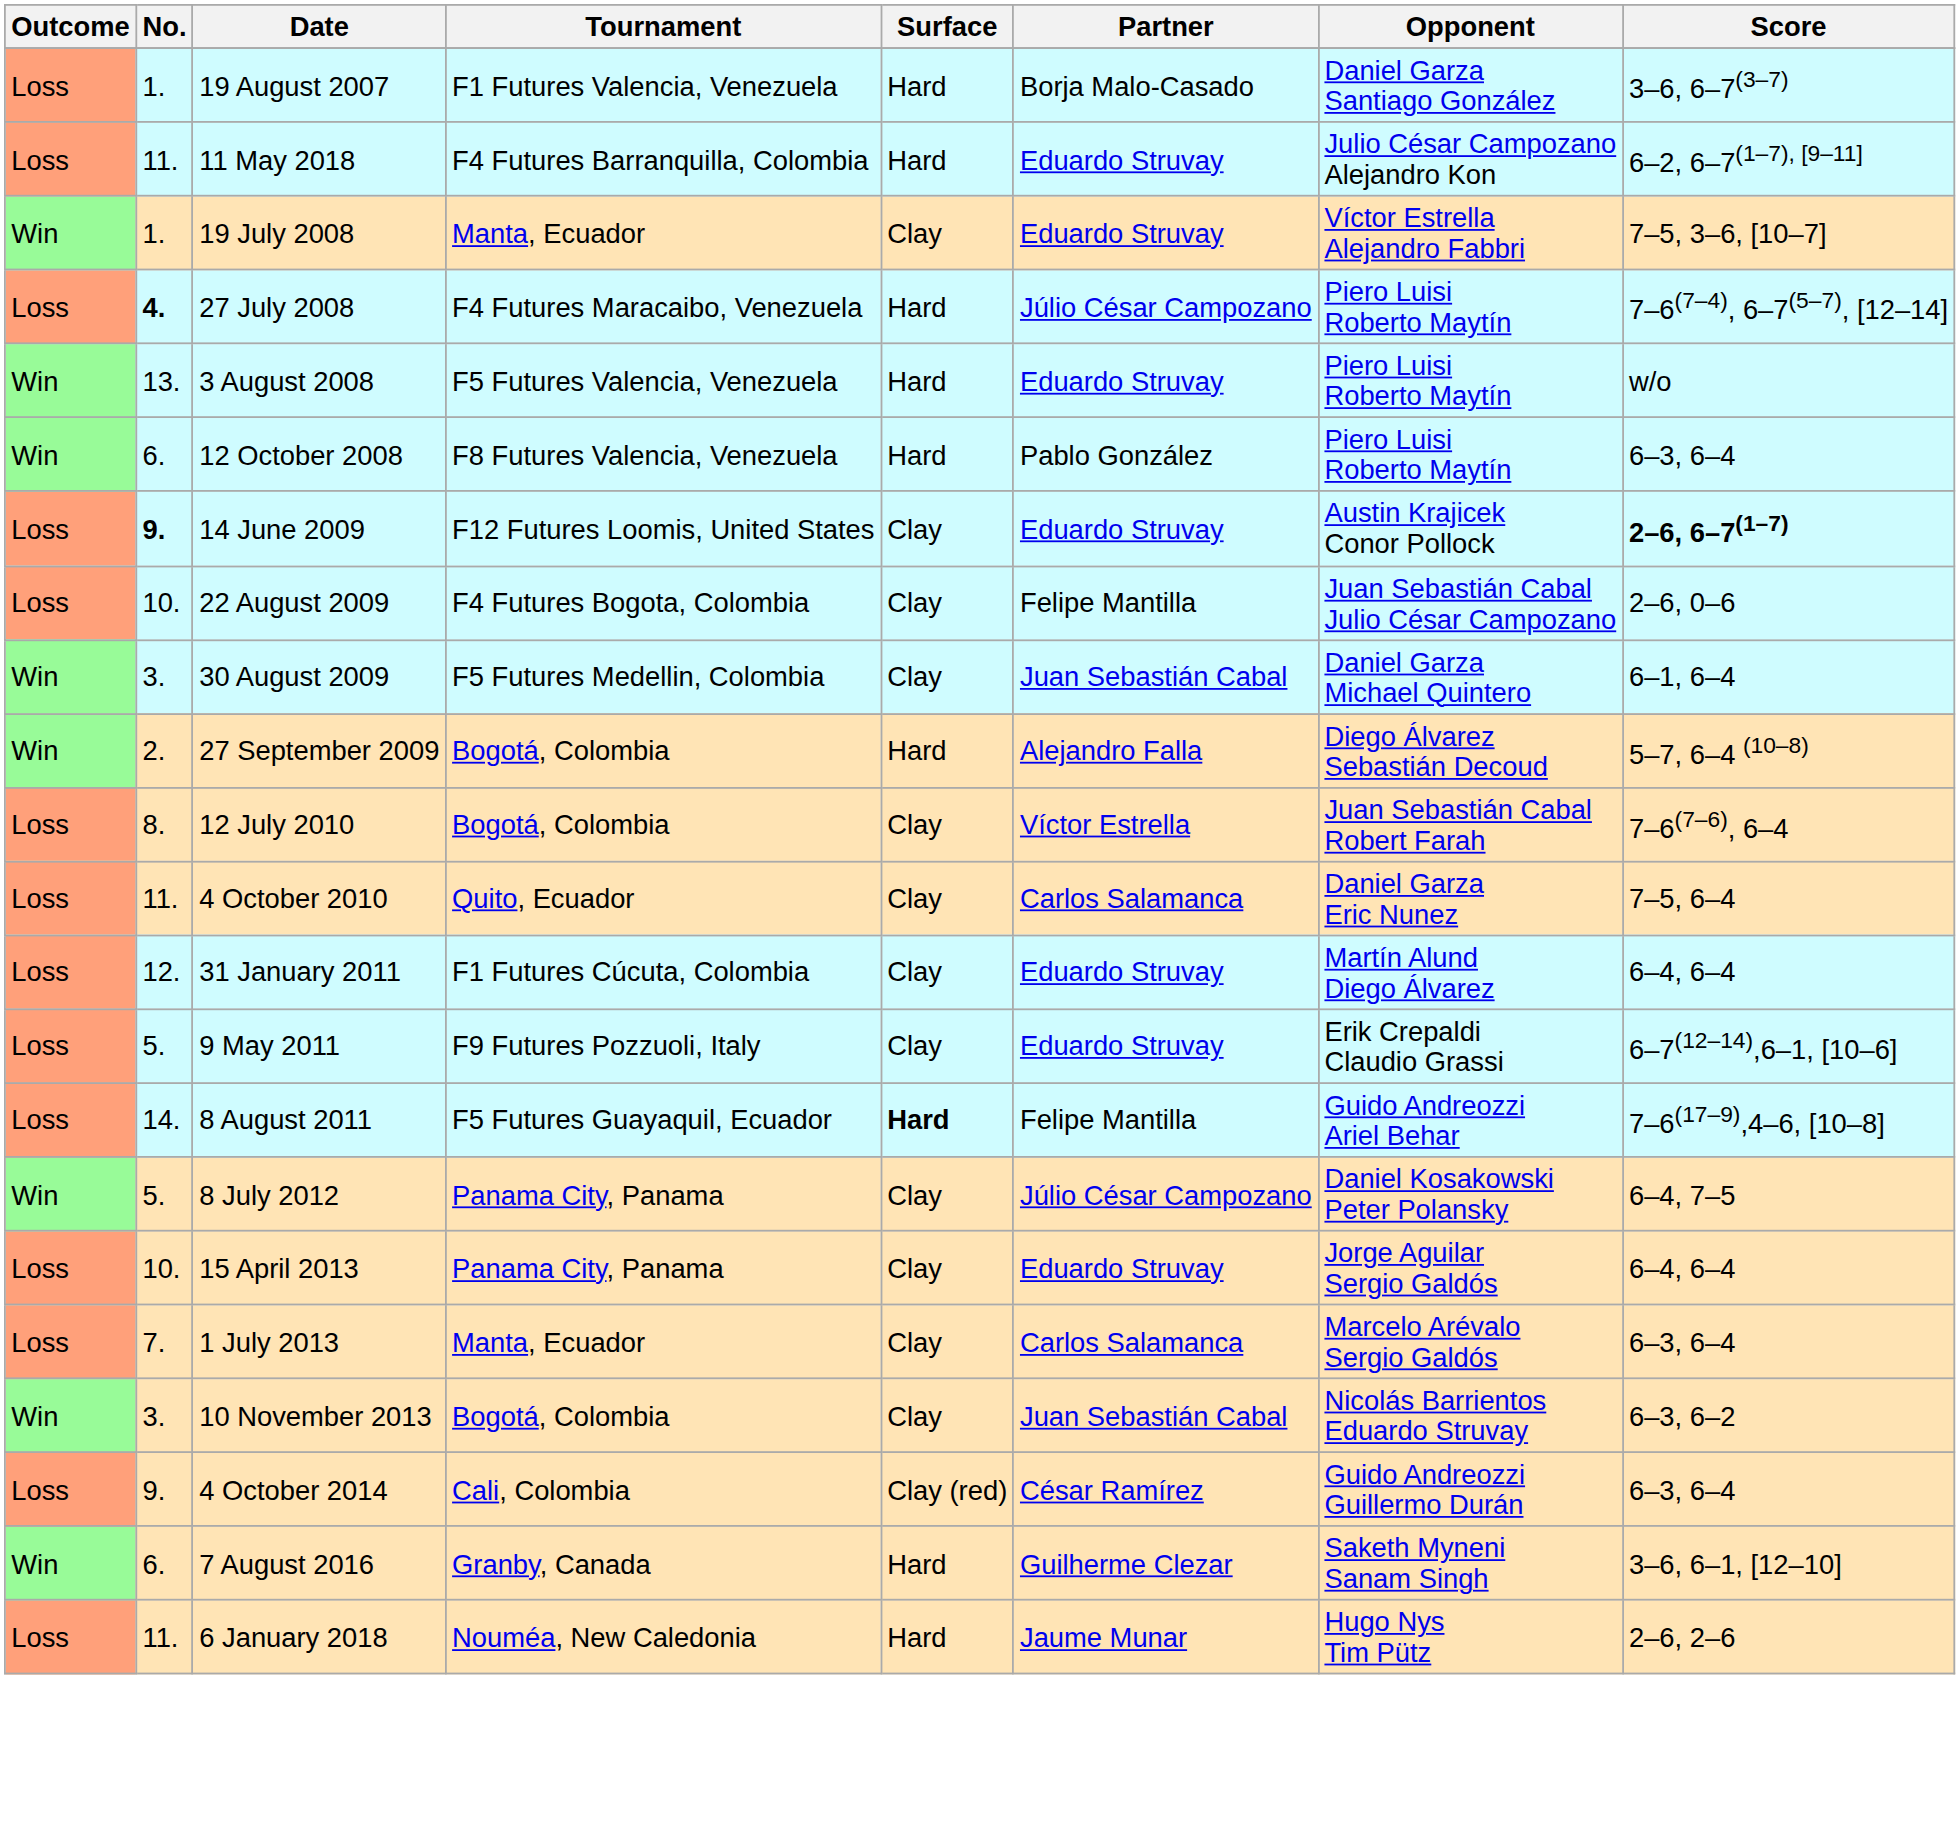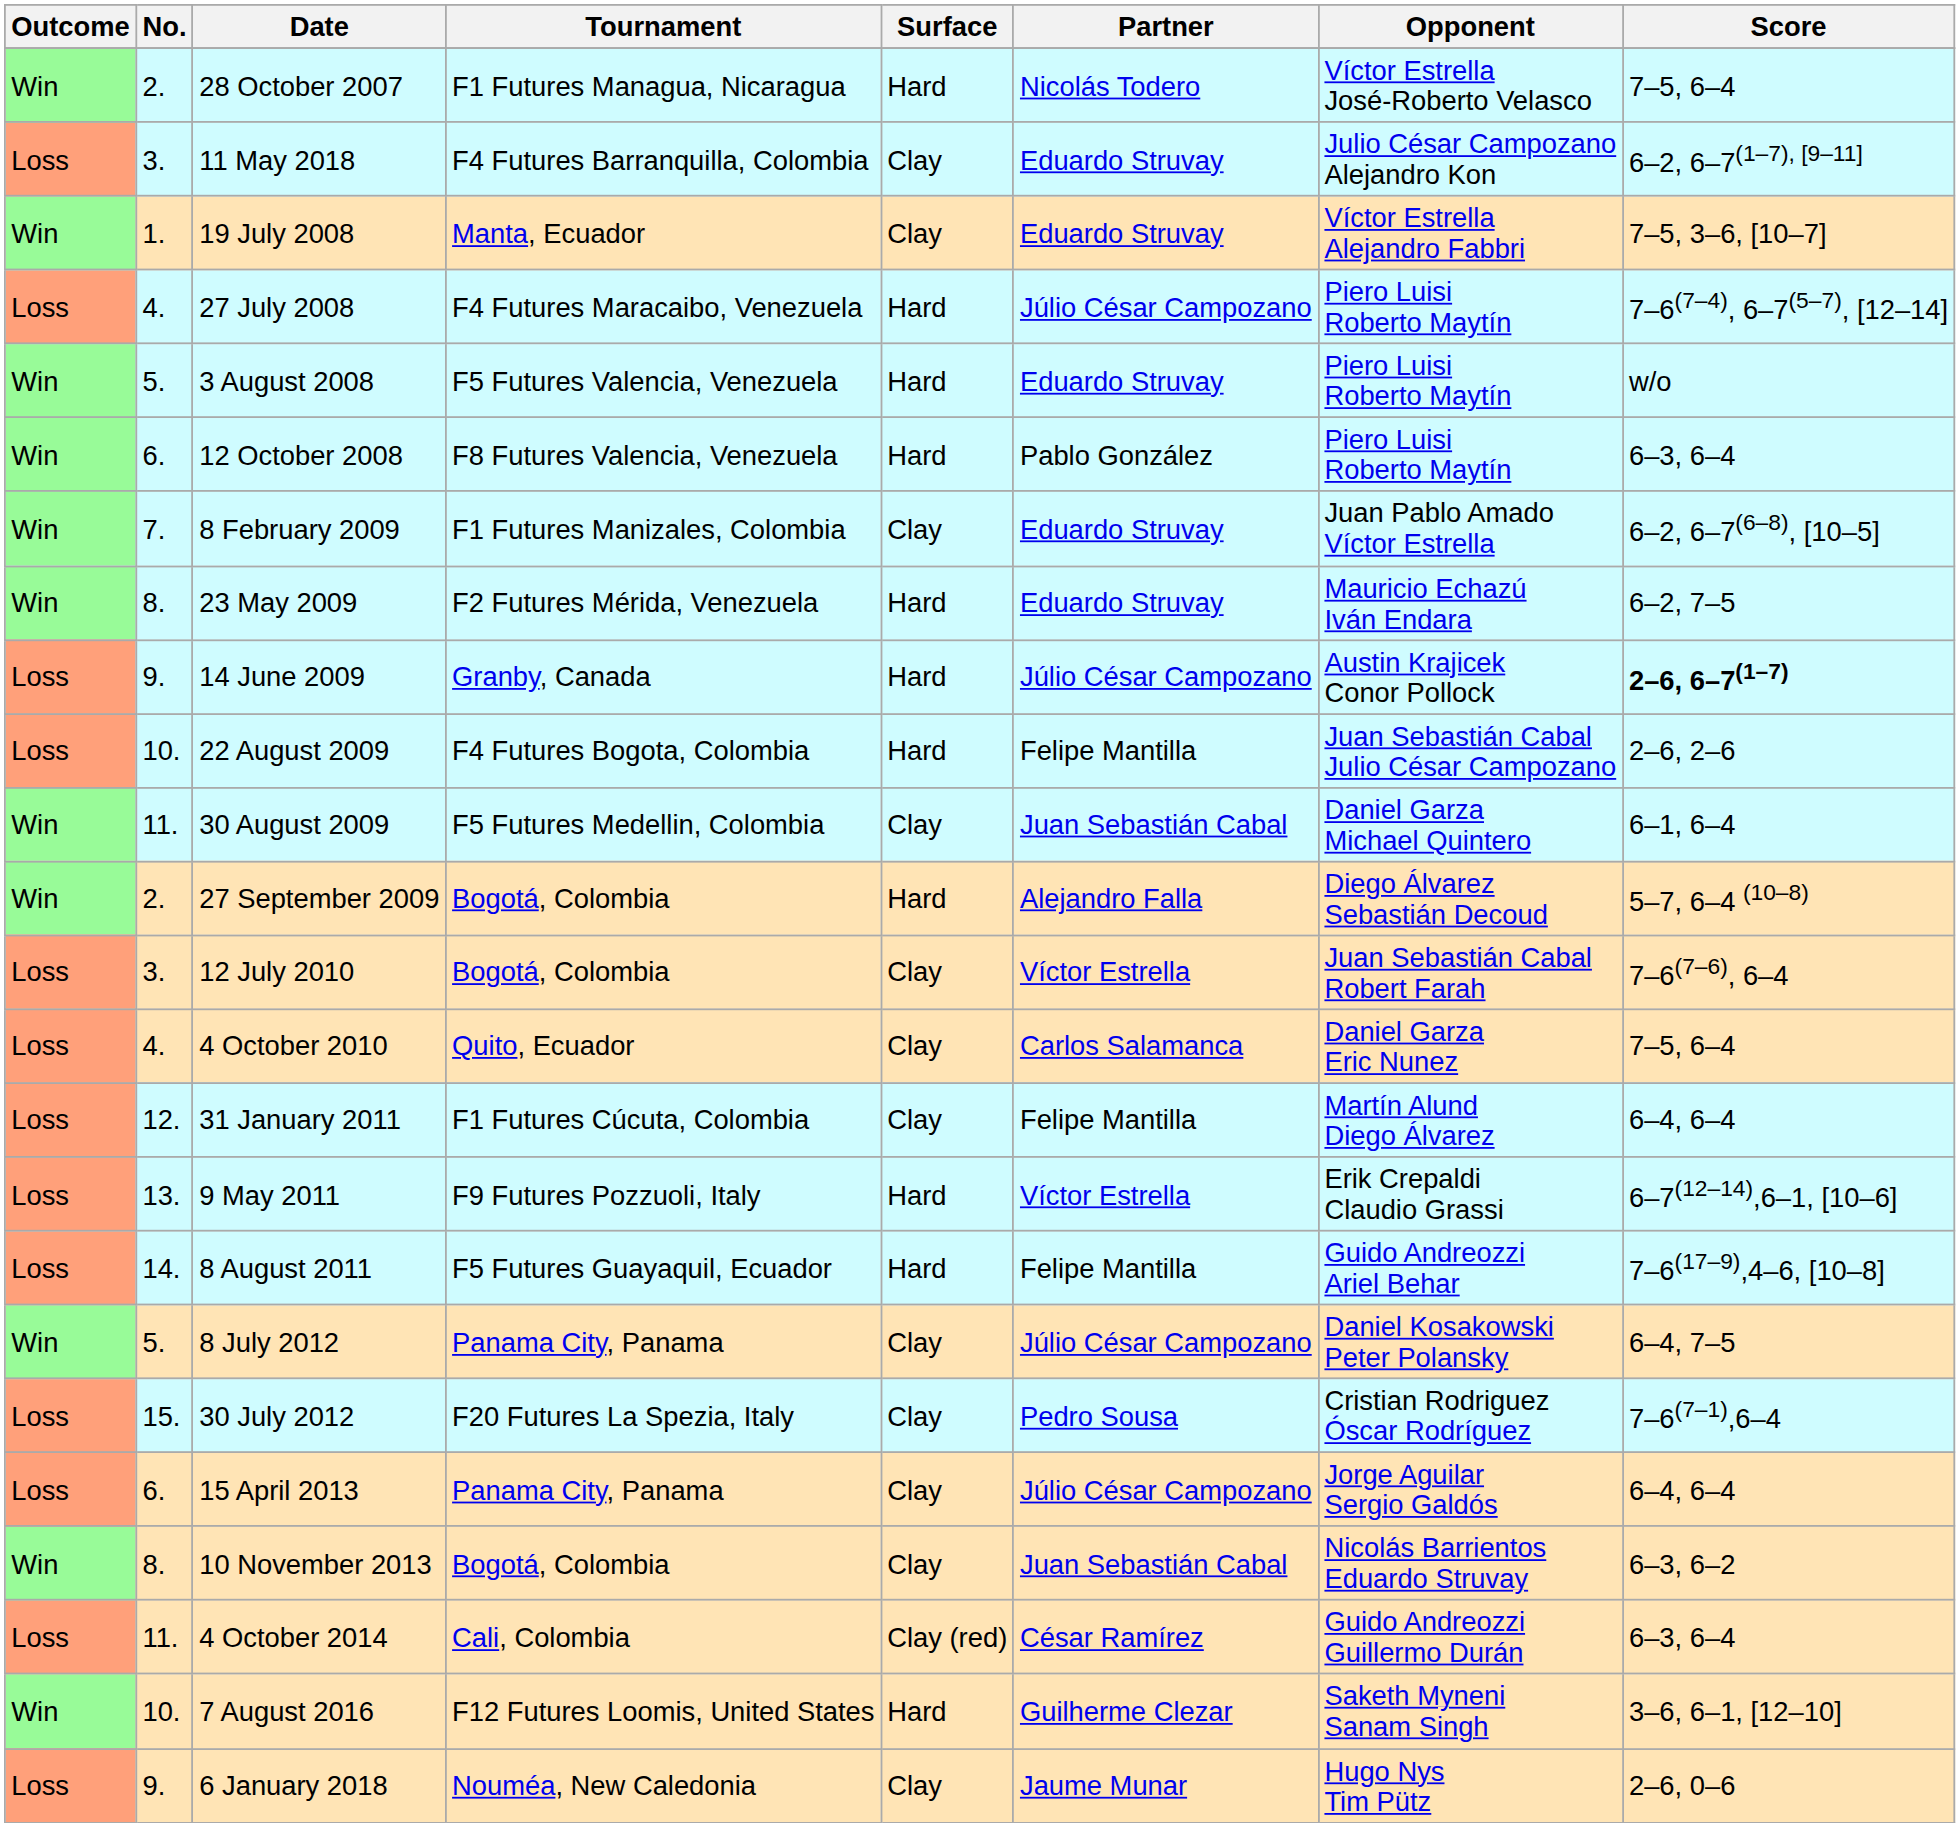- row: (294, 85)
+ row: (301, 85)
(160, 159) 11. -> (154, 159) 3.
(917, 159) Hard -> (915, 159) Clay
(154, 307) bold -> (154, 307) normal
(161, 381) 13. -> (154, 381) 5.
+ row: (300, 529)
+ row: (278, 603)
(154, 529) bold -> (154, 677) normal
(663, 529) F12 Futures Loomis, United States -> (551, 677) Granby, Canada
(915, 529) Clay -> (917, 677) Hard
(1122, 529) Eduardo Struvay -> (1166, 677) Júlio César Campozano
(915, 603) Clay -> (917, 751) Hard
(1682, 603) 2–6, 0–6 -> (1682, 751) 2–6, 2–6
(154, 677) 3. -> (160, 824) 11.
(154, 824) 8. -> (154, 972) 3.
(160, 898) 11. -> (154, 1046) 4.
(1122, 972) Eduardo Struvay -> (1108, 1120) Felipe Mantilla
(154, 1046) 5. -> (161, 1194) 13.
(915, 1046) Clay -> (917, 1194) Hard
(1122, 1046) Eduardo Struvay -> (1105, 1194) Víctor Estrella
(918, 1120) bold -> (917, 1268) normal
+ row: (277, 1416)
(161, 1268) 10. -> (154, 1490) 6.
(1122, 1268) Eduardo Struvay -> (1166, 1490) Júlio César Campozano
- row: (269, 1342)
(154, 1416) 3. -> (154, 1564) 8.
(154, 1490) 9. -> (160, 1638) 11.
(154, 1564) 6. -> (161, 1711) 10.
(551, 1564) Granby, Canada -> (663, 1711) F12 Futures Loomis, United States
(160, 1638) 11. -> (154, 1785) 9.
(917, 1638) Hard -> (915, 1785) Clay
(1682, 1638) 2–6, 2–6 -> (1682, 1785) 2–6, 0–6
